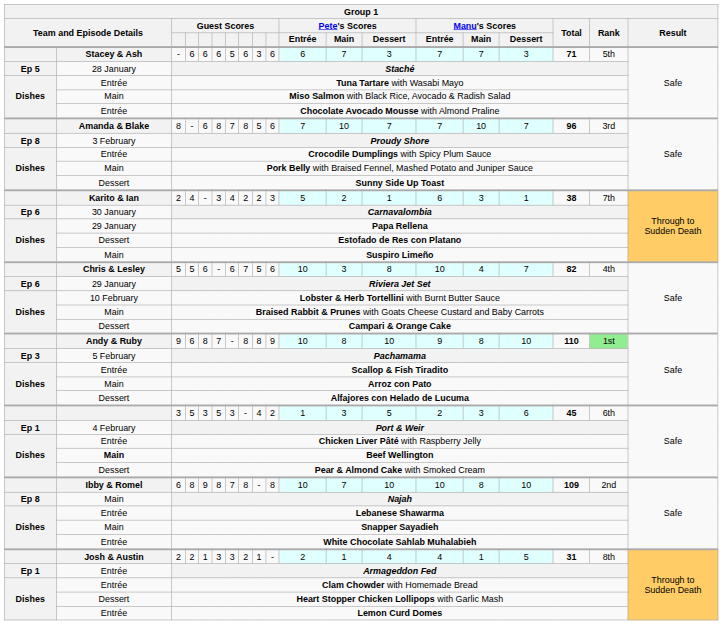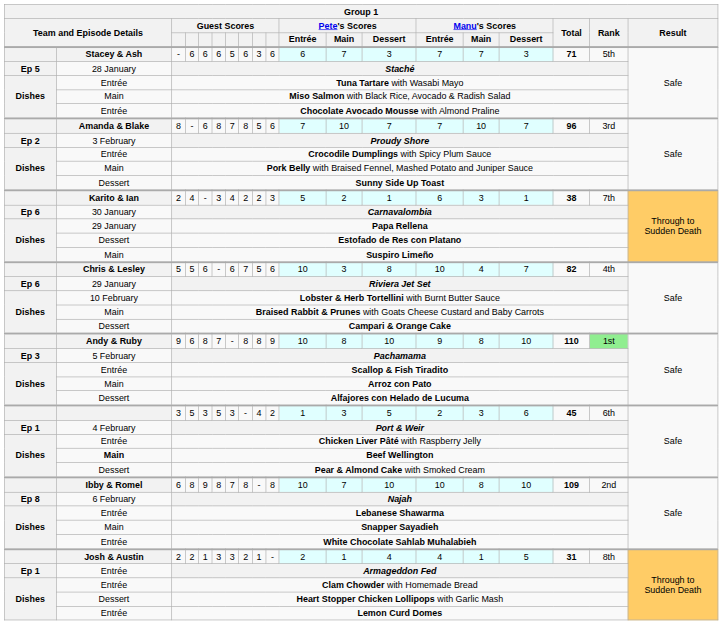(30, 141) Ep 8 -> (30, 141) Ep 2
(114, 499) Main -> (114, 499) 6 February
